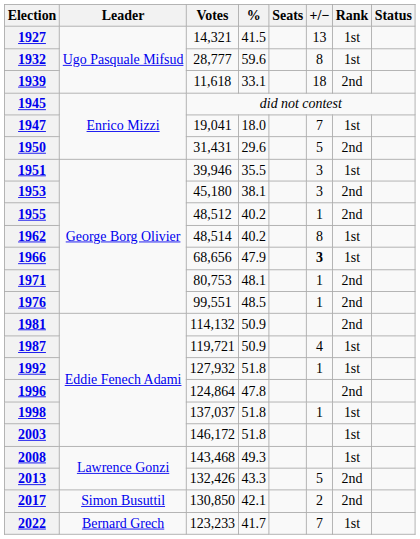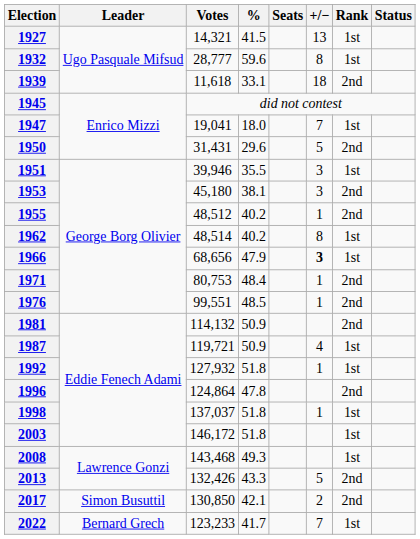(254, 280) 48.1 -> (254, 280) 48.4
